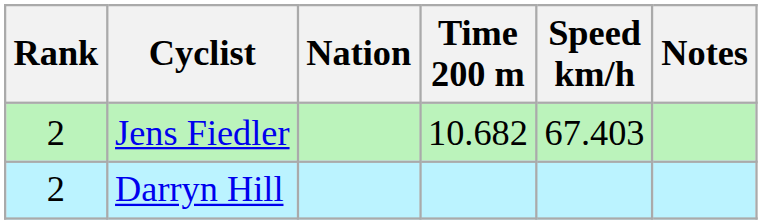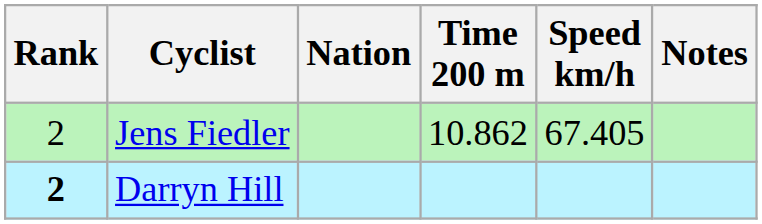(478, 131) 10.682 -> (478, 131) 10.862
(595, 131) 67.403 -> (595, 131) 67.405
(56, 189) normal -> (56, 189) bold
